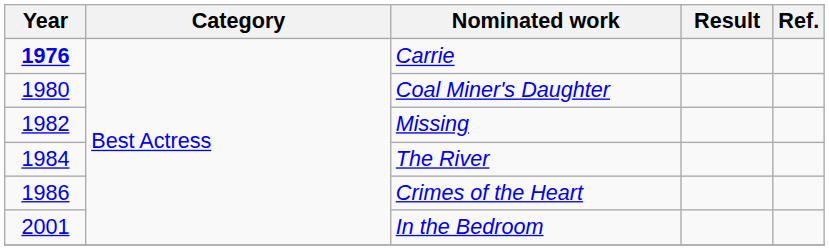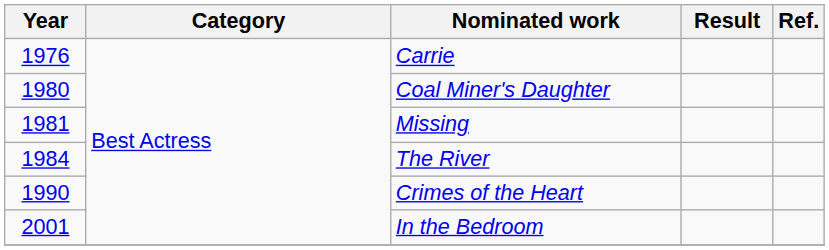(45, 55) bold -> (45, 55) normal
(45, 124) 1982 -> (45, 124) 1981
(45, 192) 1986 -> (45, 192) 1990
